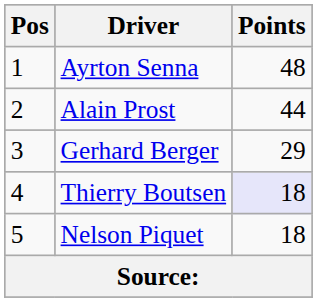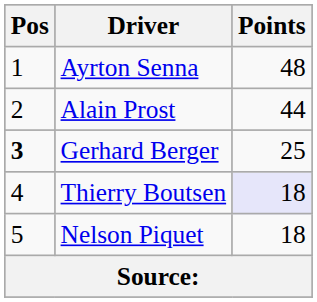(17, 151) normal -> (17, 151) bold
(293, 151) 29 -> (293, 151) 25
